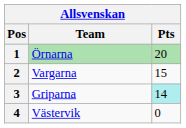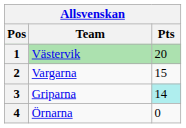(52, 53) Örnarna -> (56, 53) Västervik
(56, 113) Västervik -> (52, 113) Örnarna
